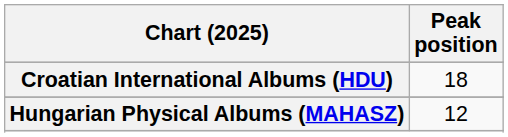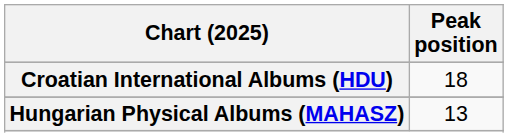(456, 113) 12 -> (456, 113) 13
